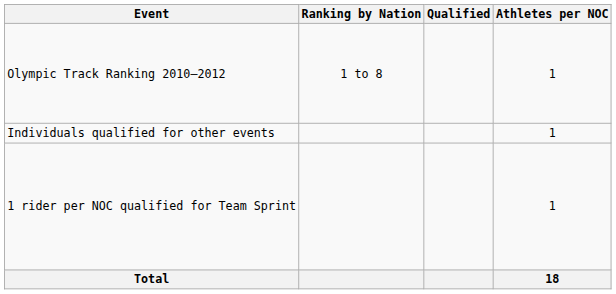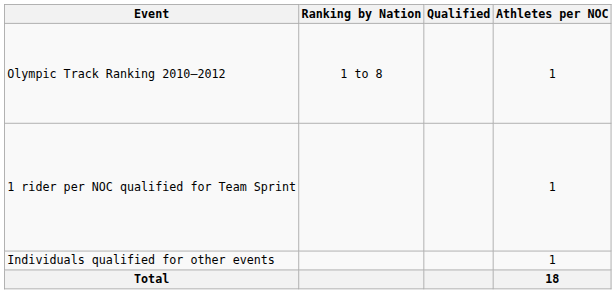rows swapped: (141, 133) <-> (152, 206)
